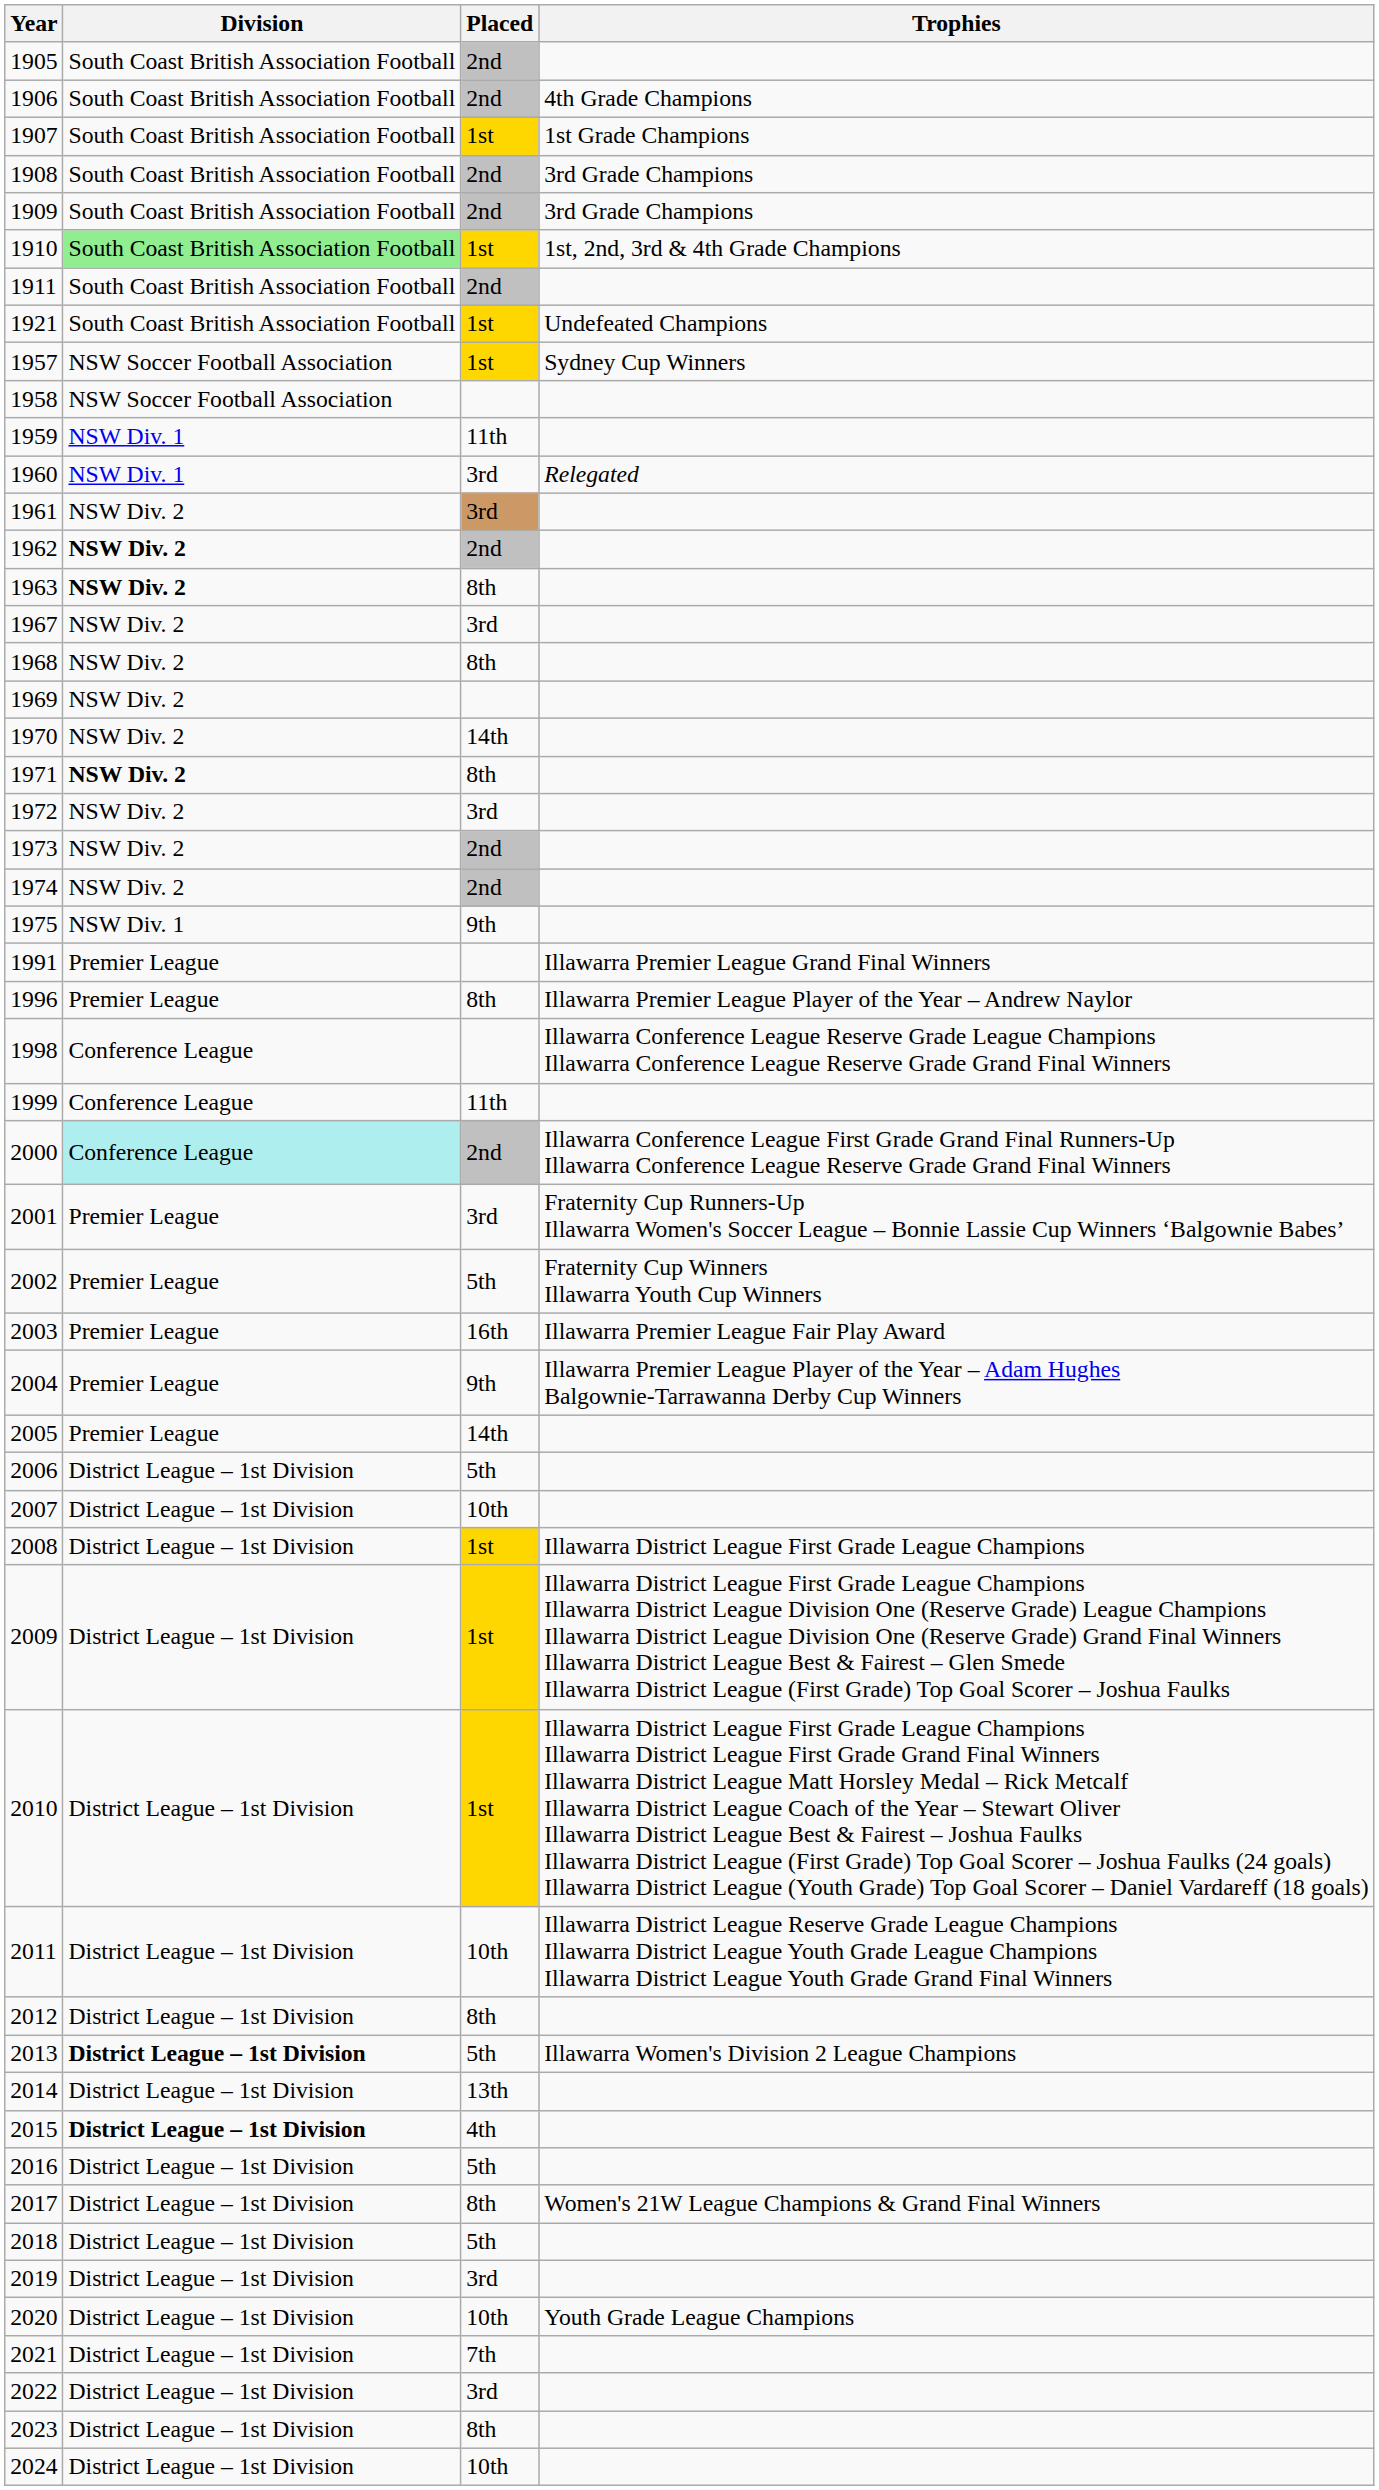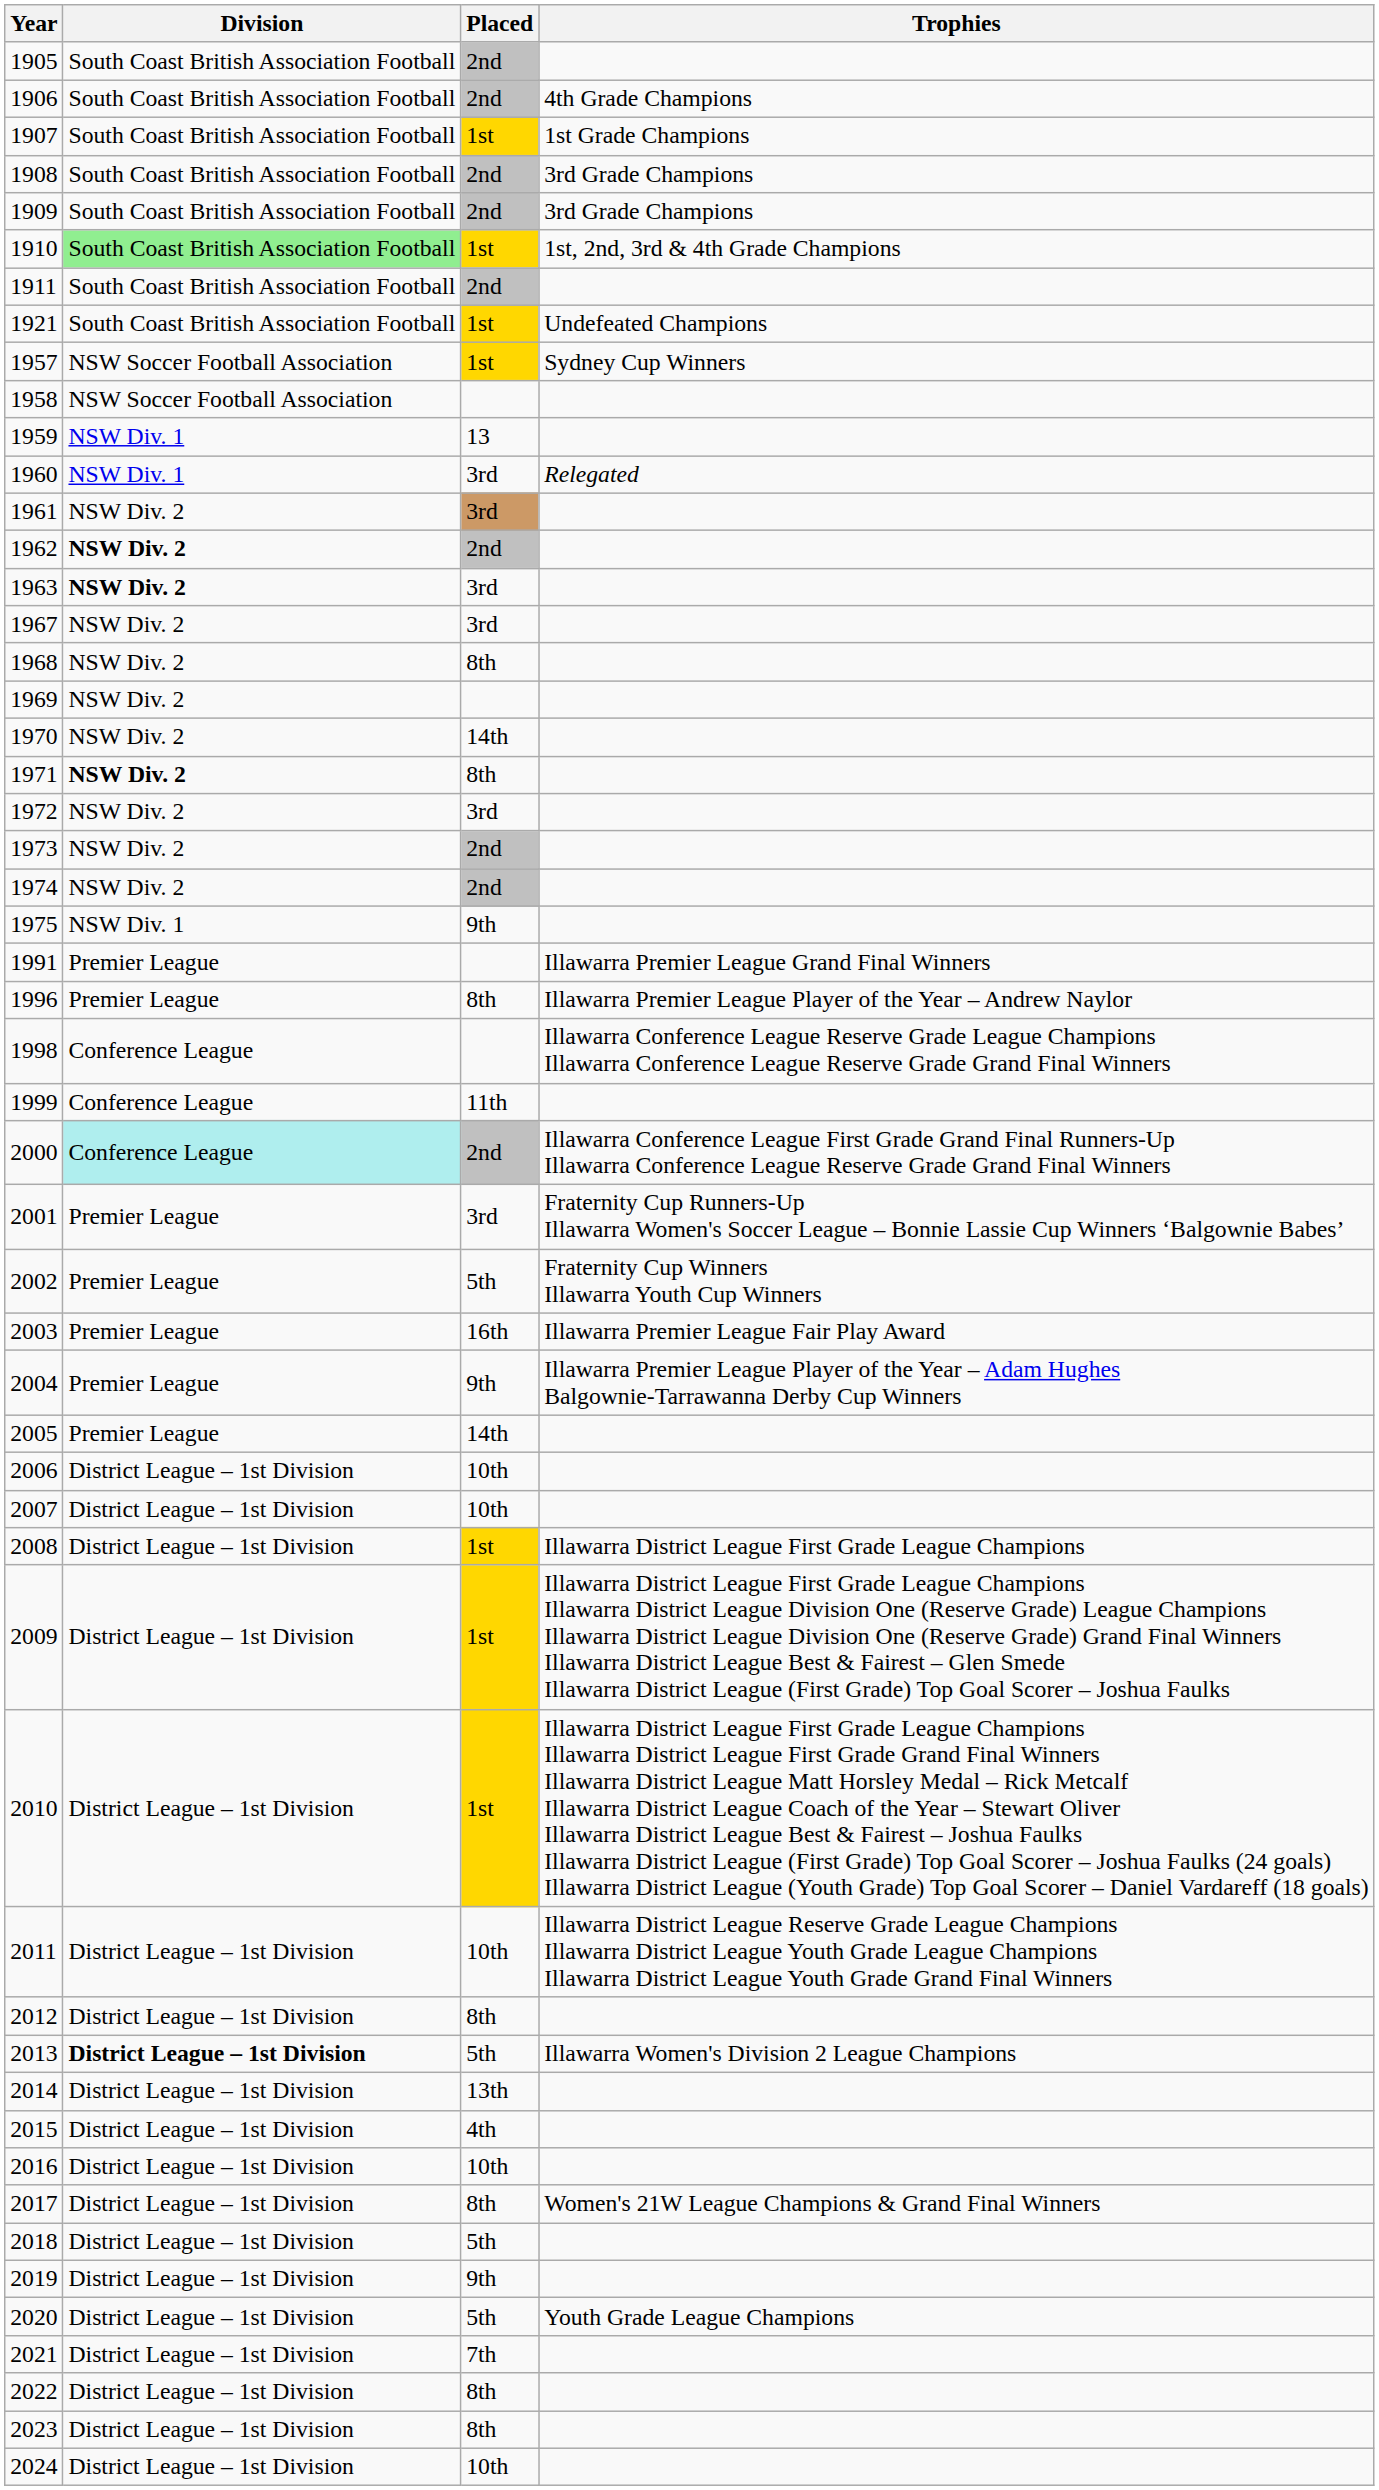(487, 436) 11th -> (478, 436) 13
(481, 586) 8th -> (482, 586) 3rd
(481, 1470) 5th -> (487, 1470) 10th
(217, 2128) bold -> (211, 2128) normal
(481, 2166) 5th -> (487, 2166) 10th
(482, 2278) 3rd -> (481, 2278) 9th
(487, 2316) 10th -> (481, 2316) 5th
(482, 2391) 3rd -> (481, 2391) 8th
